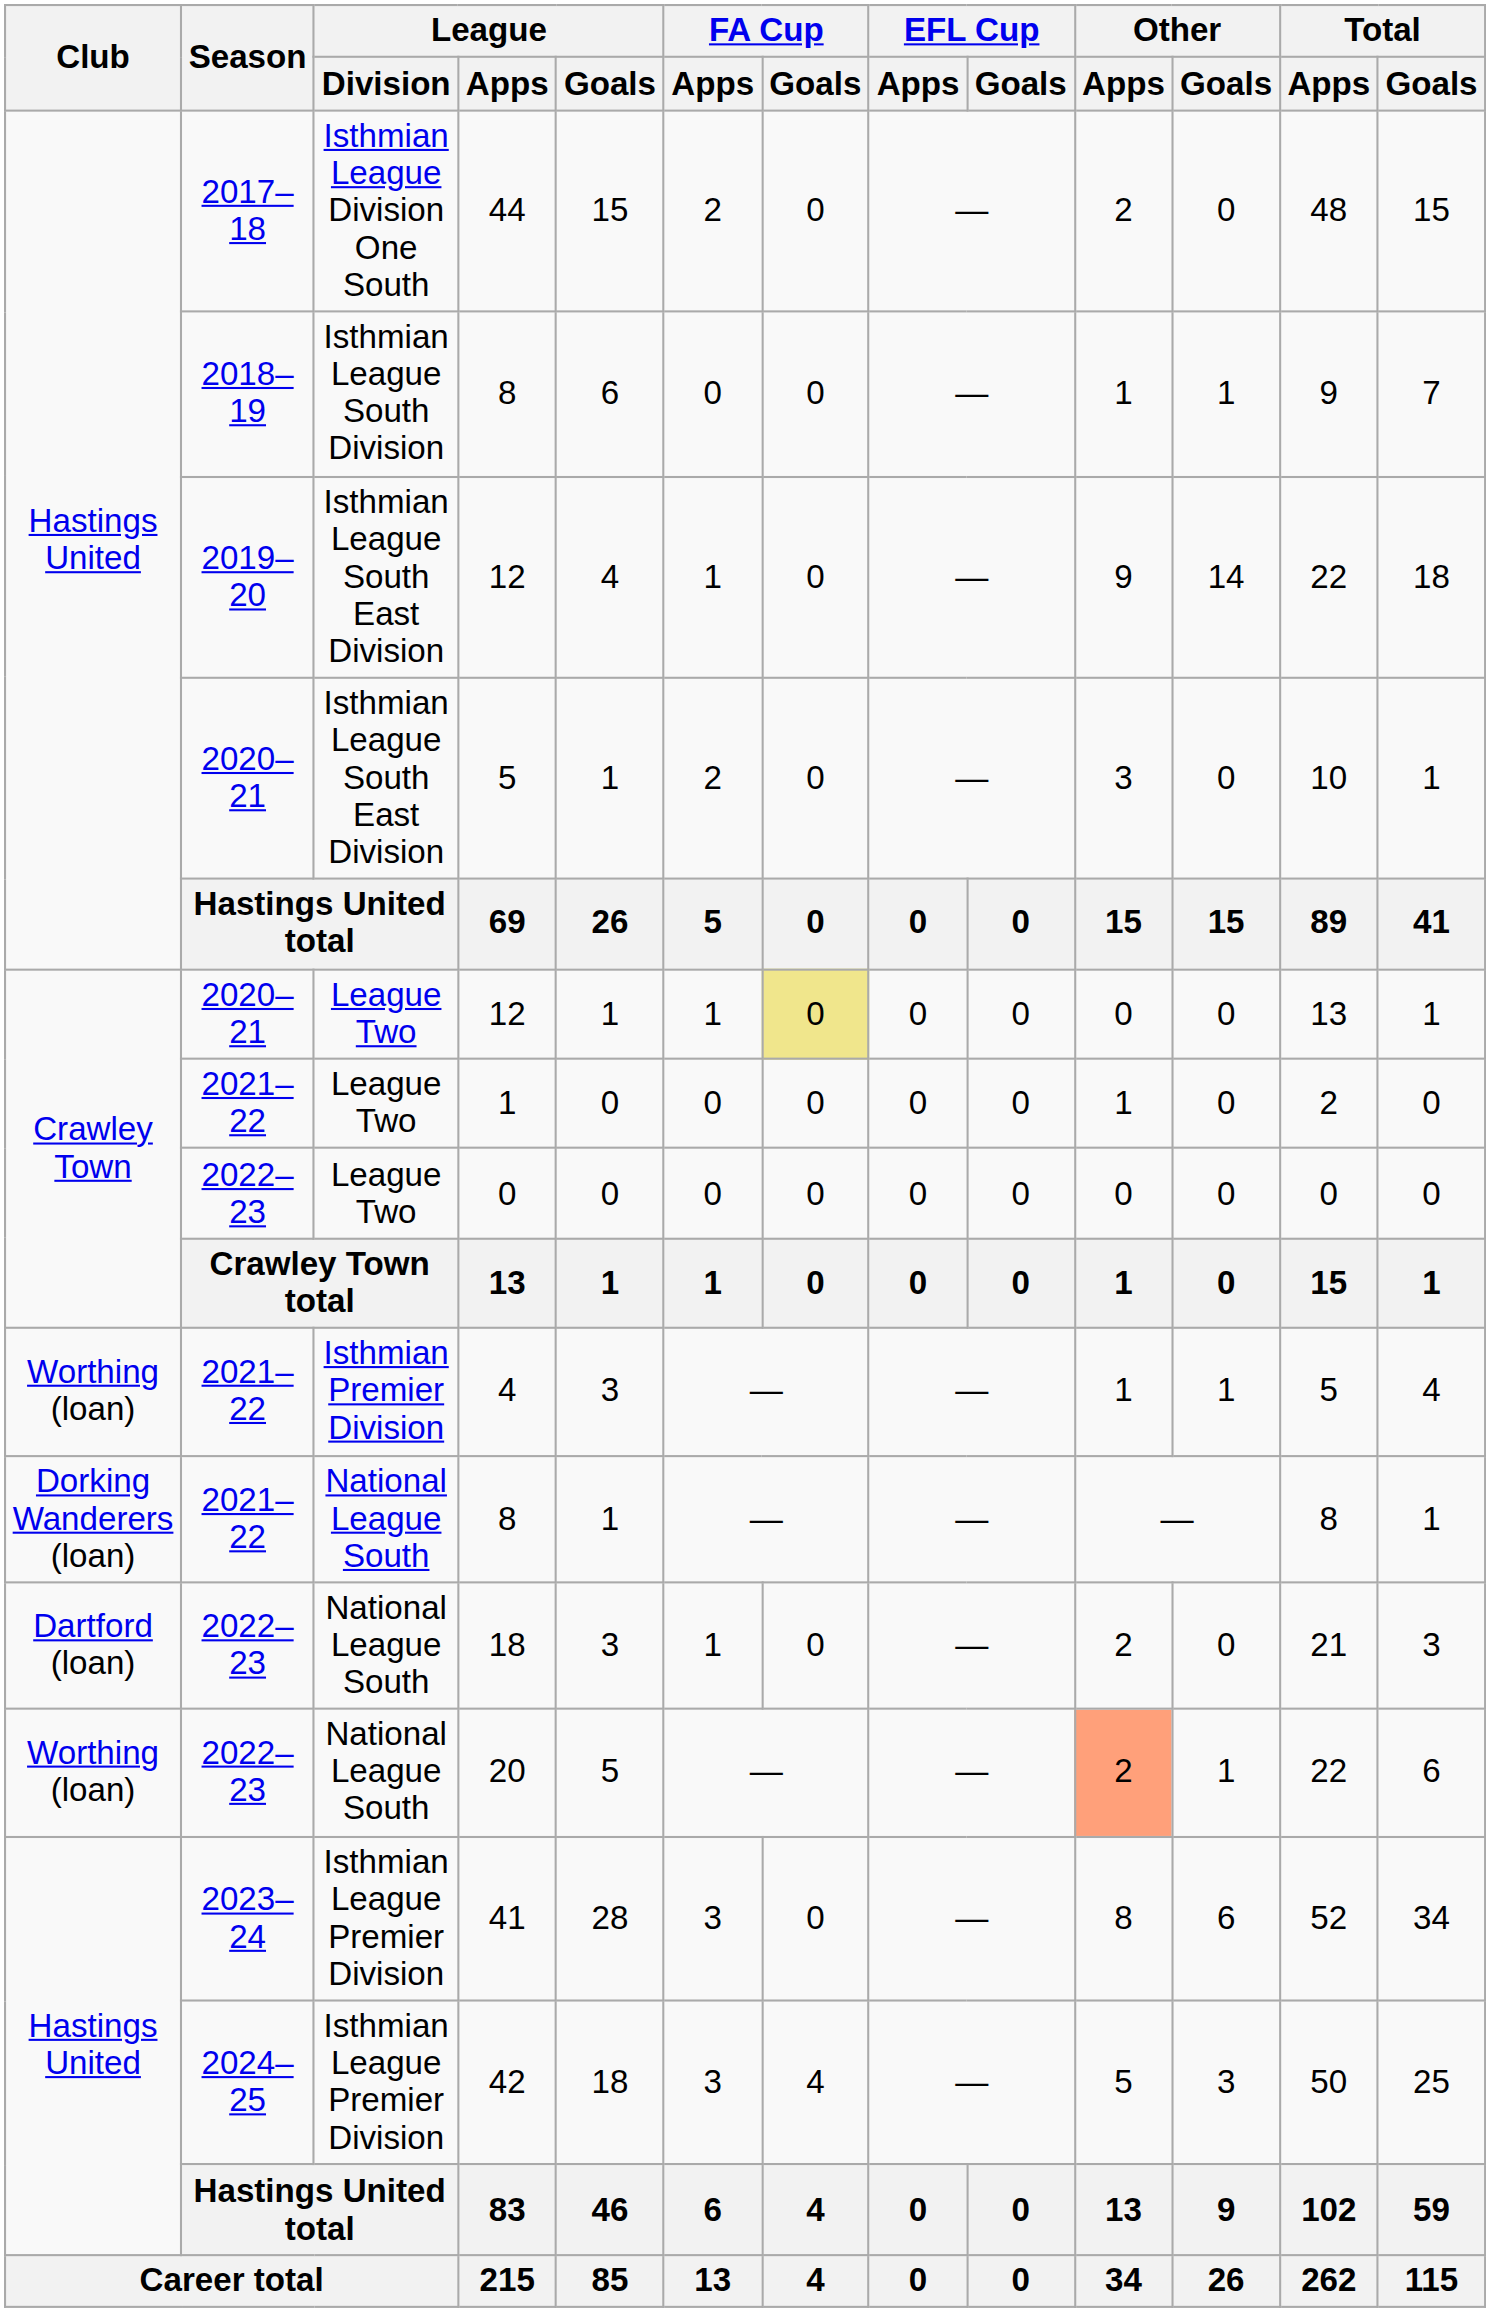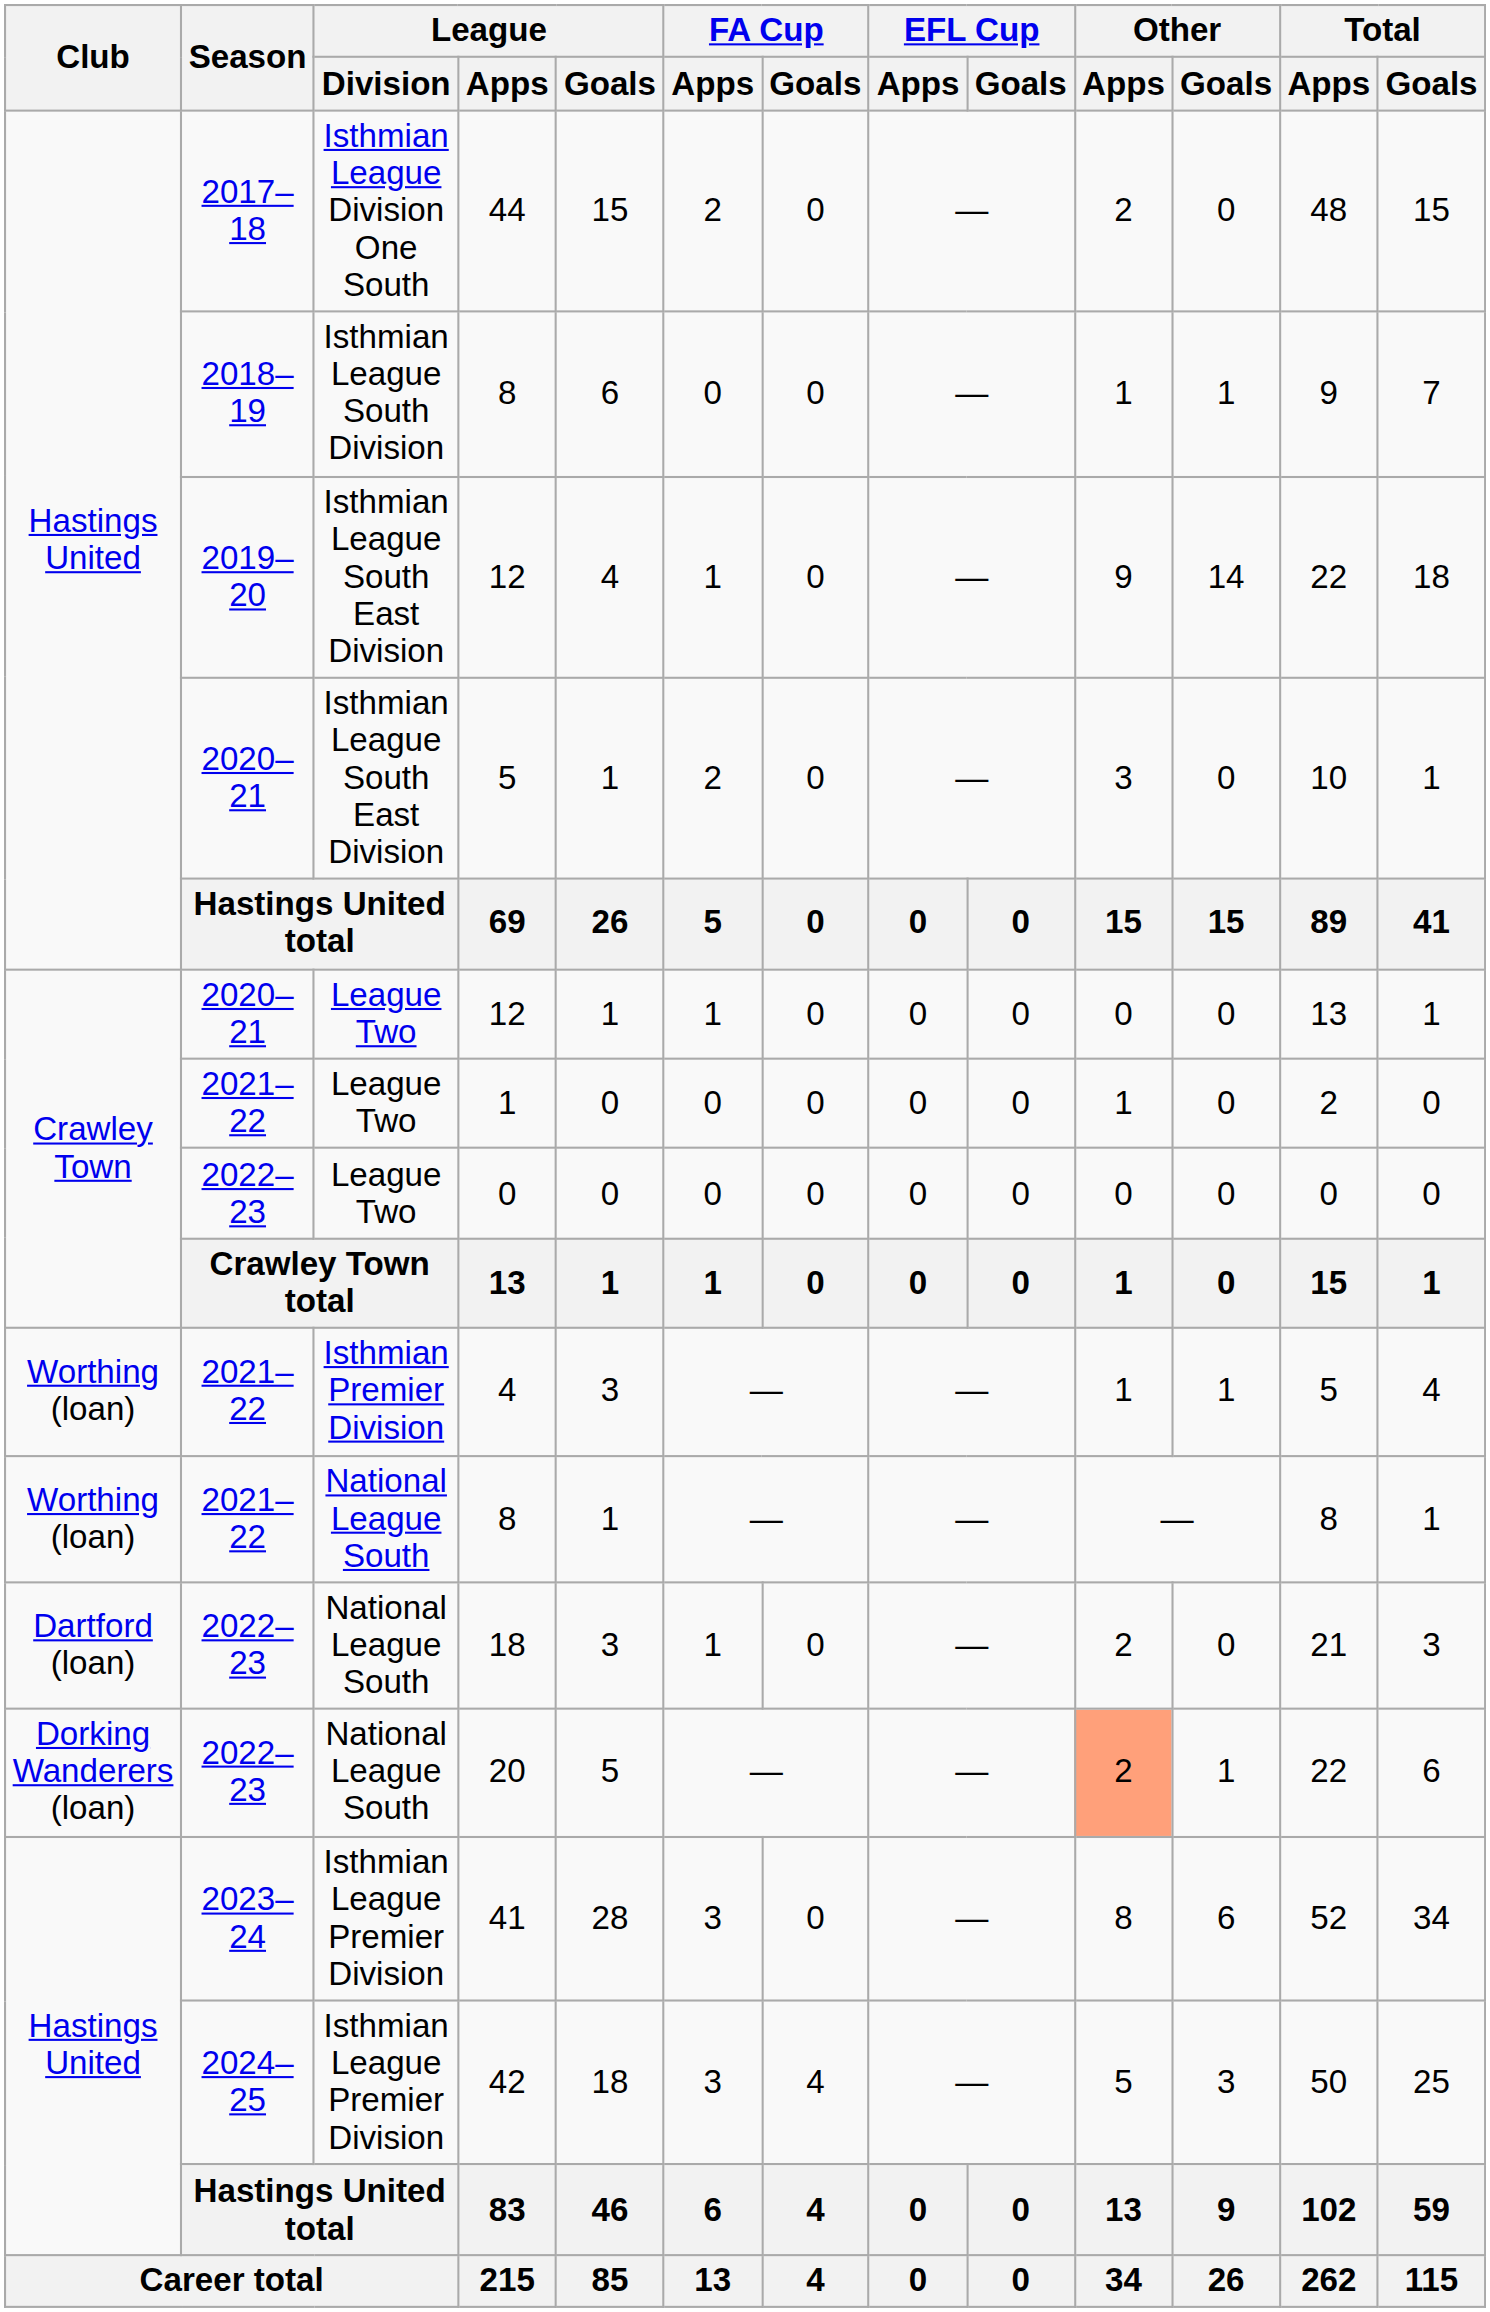(815, 1013) khaki background -> (815, 1013) no background
(93, 1518) Dorking Wanderers (loan) -> (93, 1518) Worthing (loan)
(93, 1772) Worthing (loan) -> (93, 1772) Dorking Wanderers (loan)
